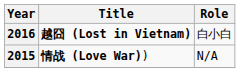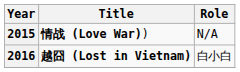rows swapped: (21, 34) <-> (21, 56)
